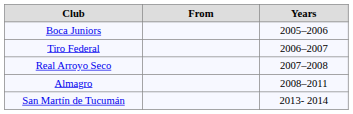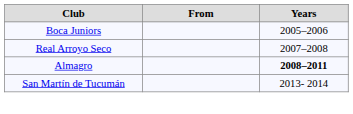- row: (73, 48)
(304, 83) normal -> (304, 65) bold
